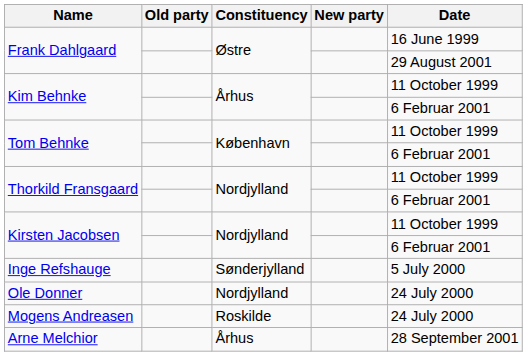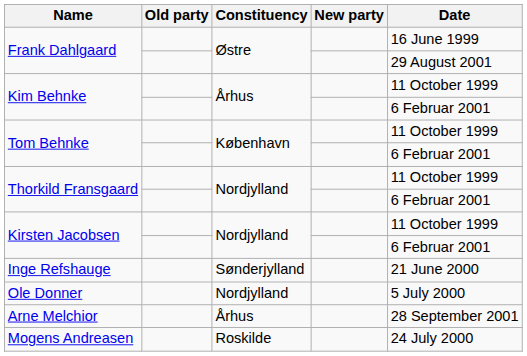(428, 270) 5 July 2000 -> (435, 270) 21 June 2000
(432, 293) 24 July 2000 -> (428, 293) 5 July 2000
rows swapped: (71, 316) <-> (53, 339)
